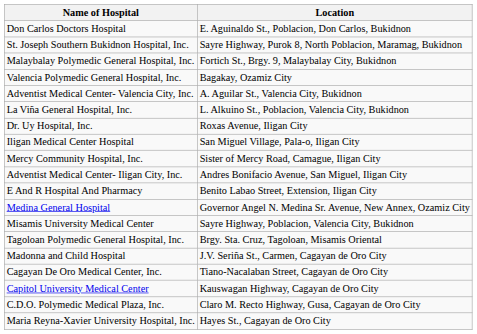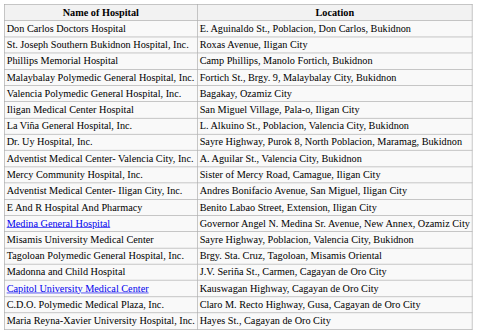(331, 45) Sayre Highway, Purok 8, North Poblacion, Maramag, Bukidnon -> (254, 45) Roxas Avenue, Iligan City
+ row: (62, 61)
rows swapped: (100, 93) <-> (70, 142)
(254, 126) Roxas Avenue, Iligan City -> (331, 142) Sayre Highway, Purok 8, North Poblacion, Maramag, Bukidnon
- row: (84, 272)
